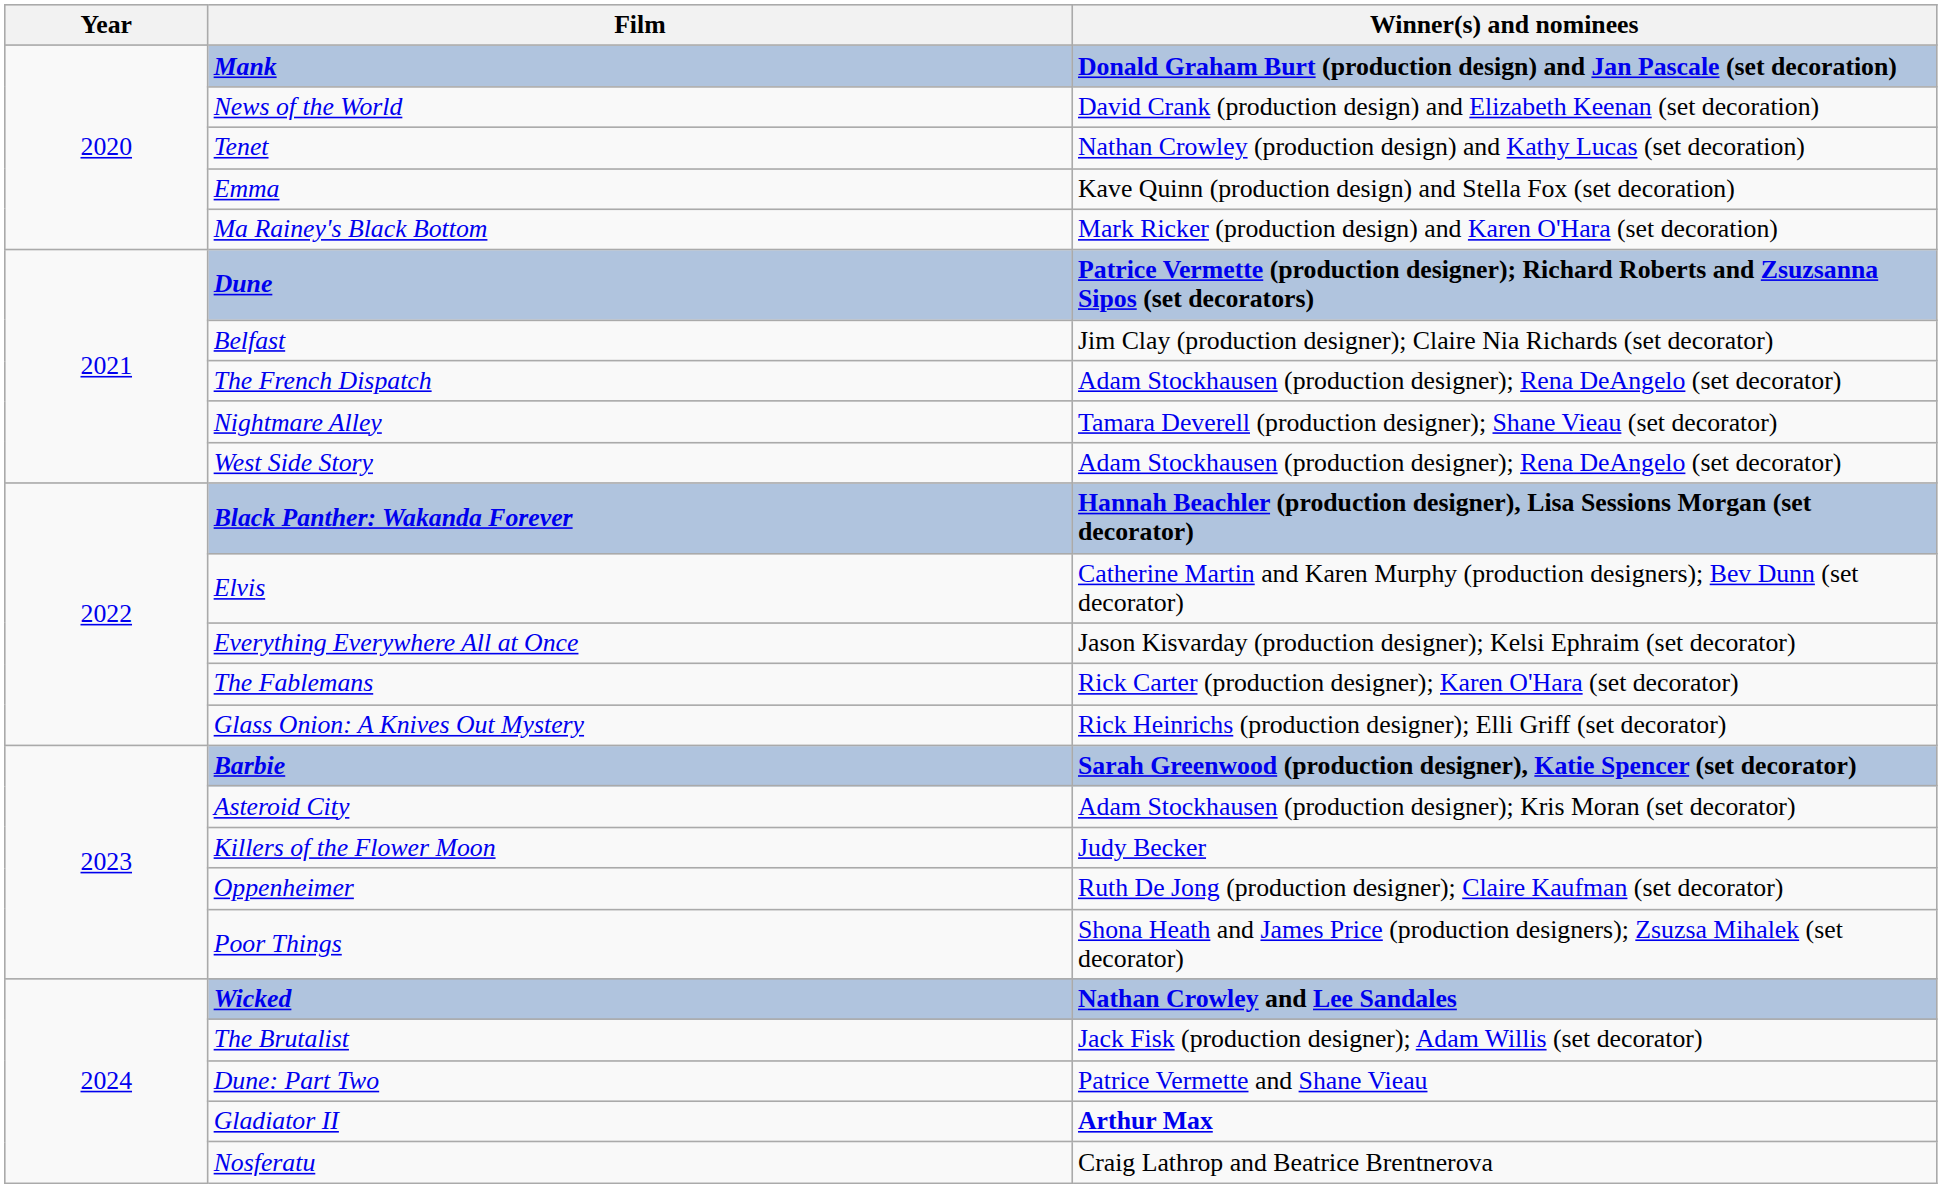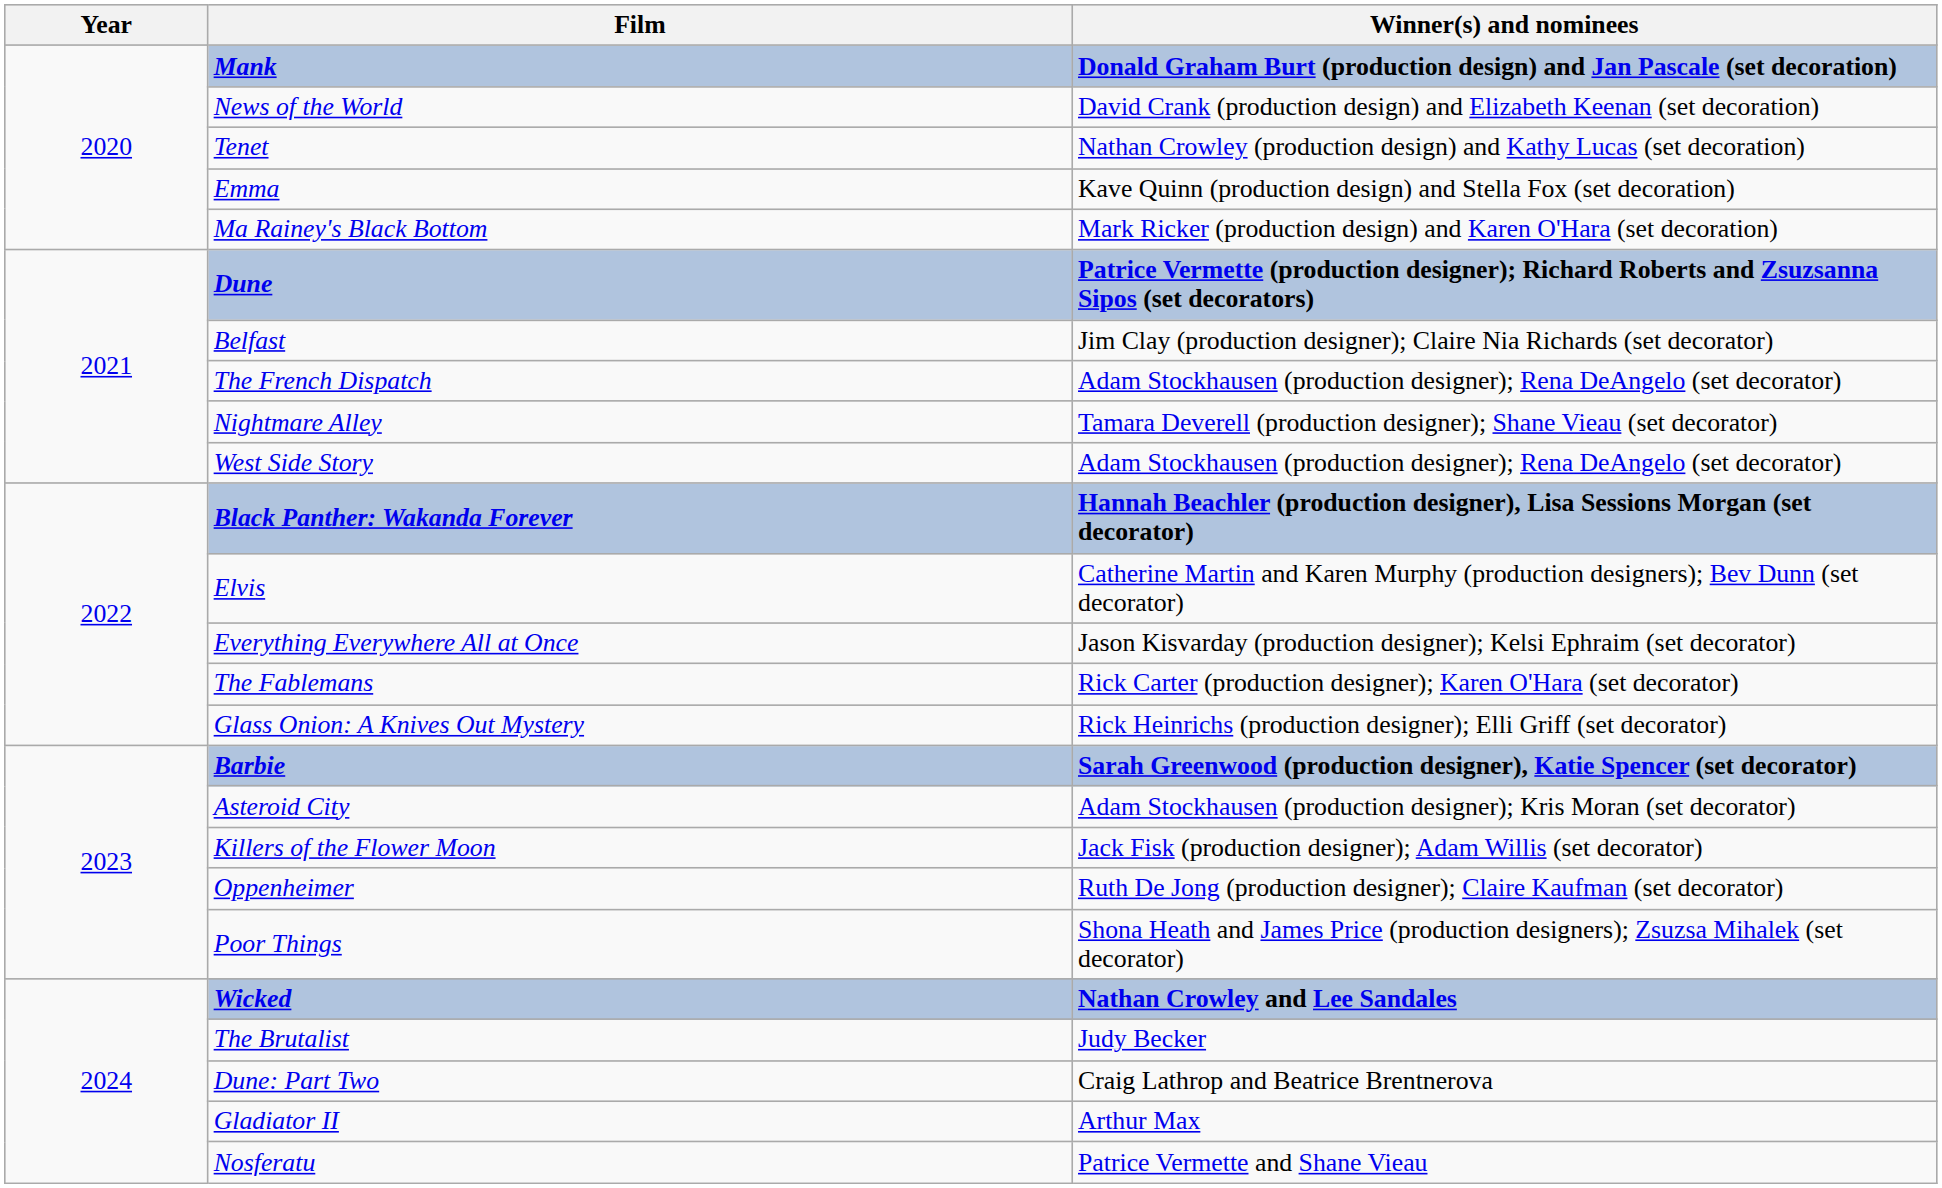(1142, 847) Judy Becker -> (1390, 847) Jack Fisk (production designer); Adam Willis (set decorator)
(1390, 1039) Jack Fisk (production designer); Adam Willis (set decorator) -> (1142, 1039) Judy Becker
(1253, 1080) Patrice Vermette and Shane Vieau -> (1285, 1080) Craig Lathrop and Beatrice Brentnerova
(1145, 1121) bold -> (1139, 1121) normal
(1285, 1162) Craig Lathrop and Beatrice Brentnerova -> (1253, 1162) Patrice Vermette and Shane Vieau
